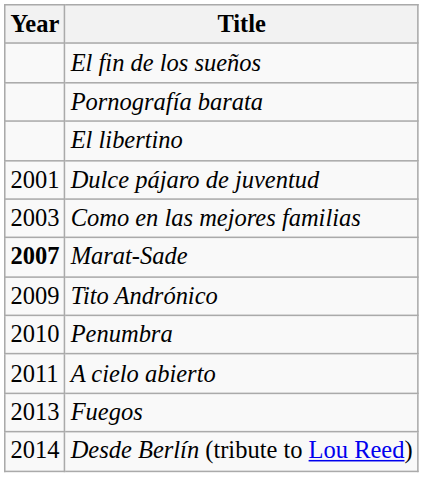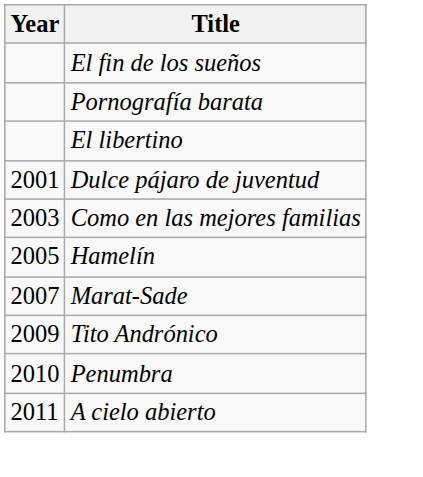+ row: (113, 256)
(35, 256) bold -> (35, 295) normal
- row: (107, 412)
- row: (242, 450)
